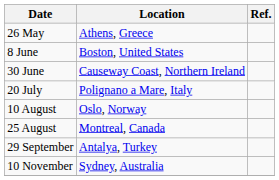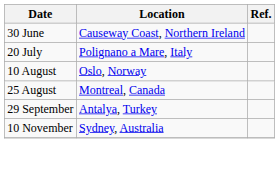- row: (26, 33)
- row: (23, 52)
